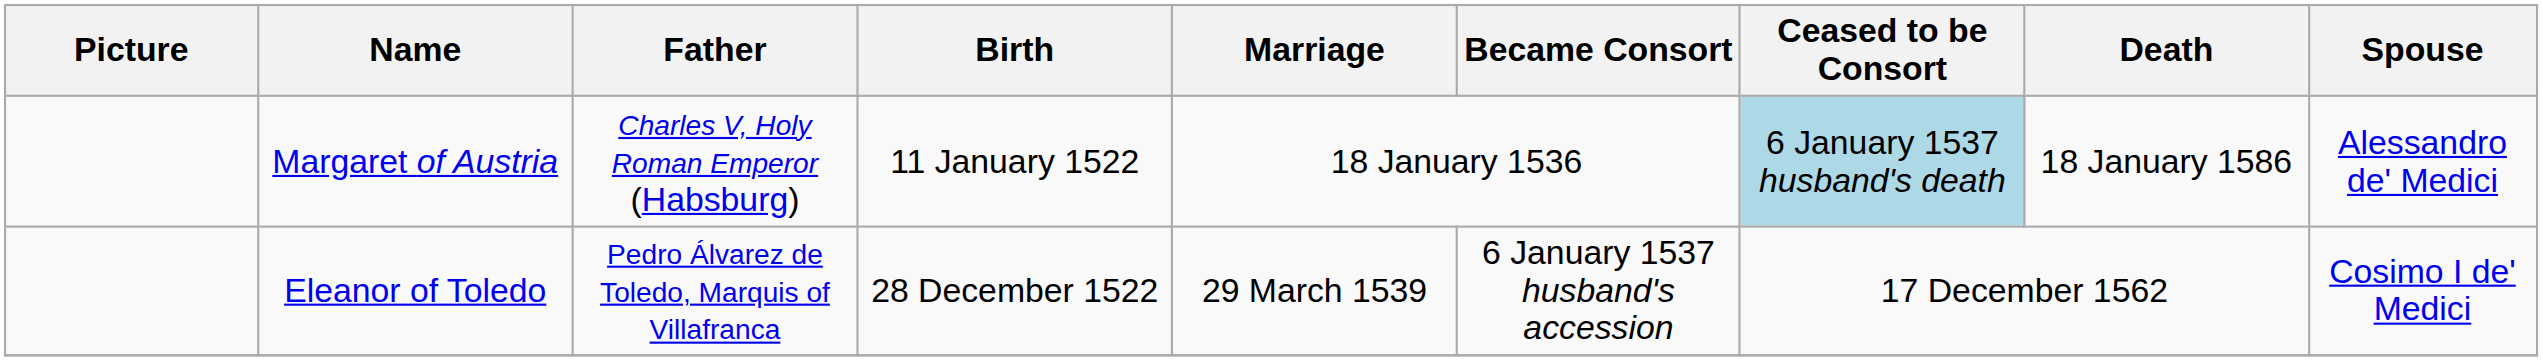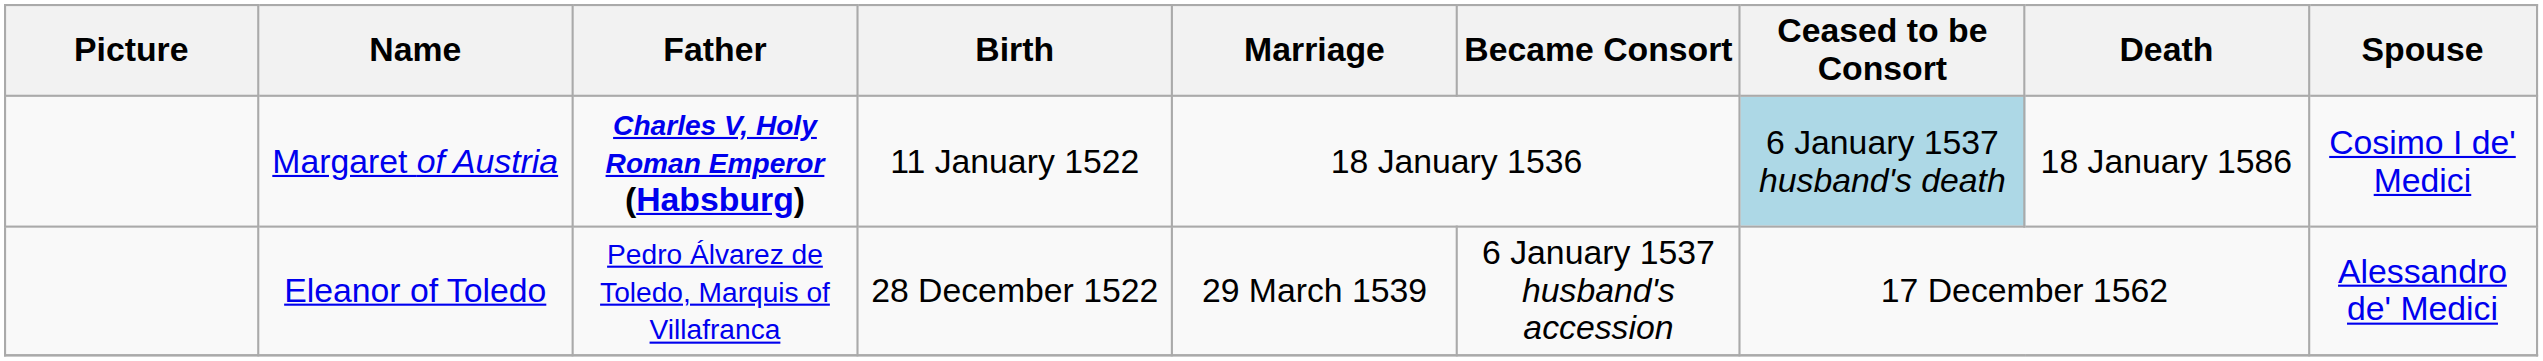(715, 162) normal -> (715, 160) bold
(2422, 160) Alessandro de' Medici -> (2422, 160) Cosimo I de' Medici
(2422, 290) Cosimo I de' Medici -> (2422, 290) Alessandro de' Medici
